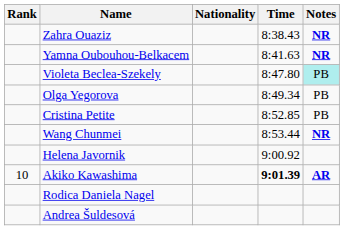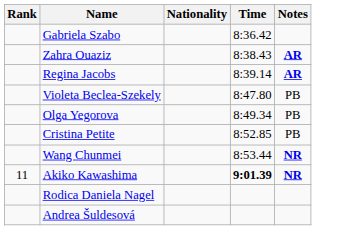+ row: (81, 34)
(321, 34) NR -> (293, 54) AR
+ row: (79, 74)
- row: (116, 54)
(321, 74) paleturquoise background -> (293, 94) no background
- row: (84, 154)
(22, 174) 10 -> (22, 174) 11
(321, 174) AR -> (293, 174) NR
